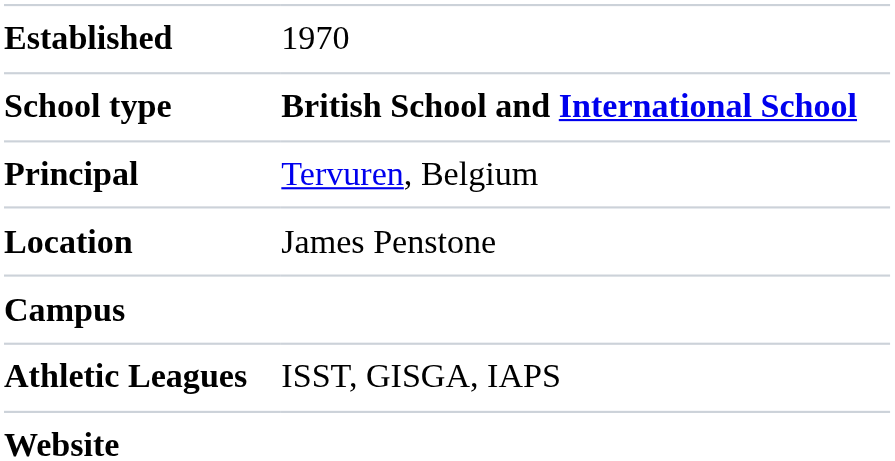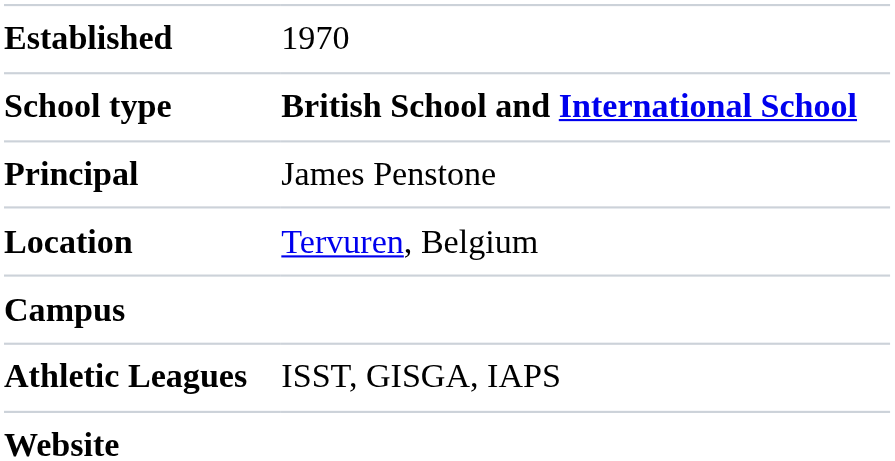(410, 173) Tervuren, Belgium -> (389, 173) James Penstone
(389, 241) James Penstone -> (410, 241) Tervuren, Belgium
